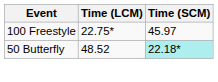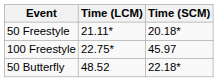+ row: (38, 31)
(164, 49) paleturquoise background -> (164, 67) no background
